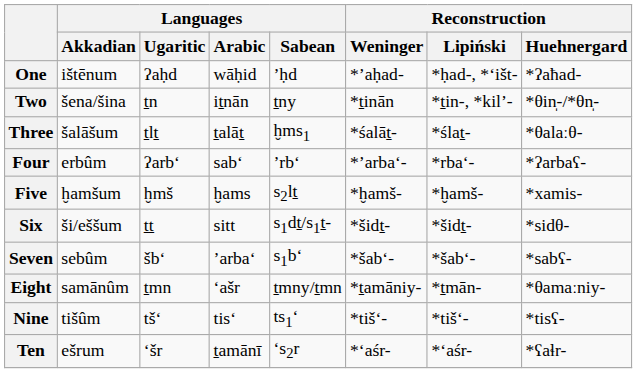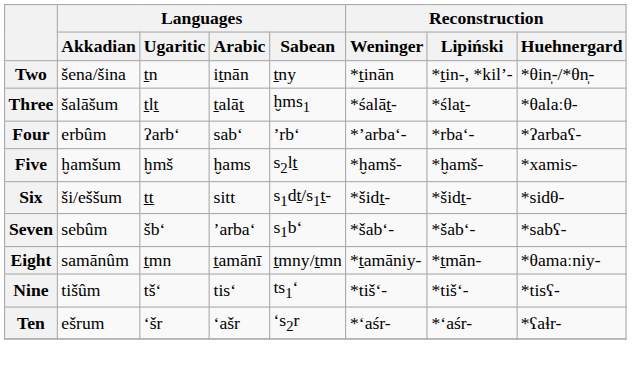- row: (31, 74)
(227, 288) ʻašr -> (237, 260) ṯamānī
(237, 350) ṯamānī -> (227, 322) ʻašr
